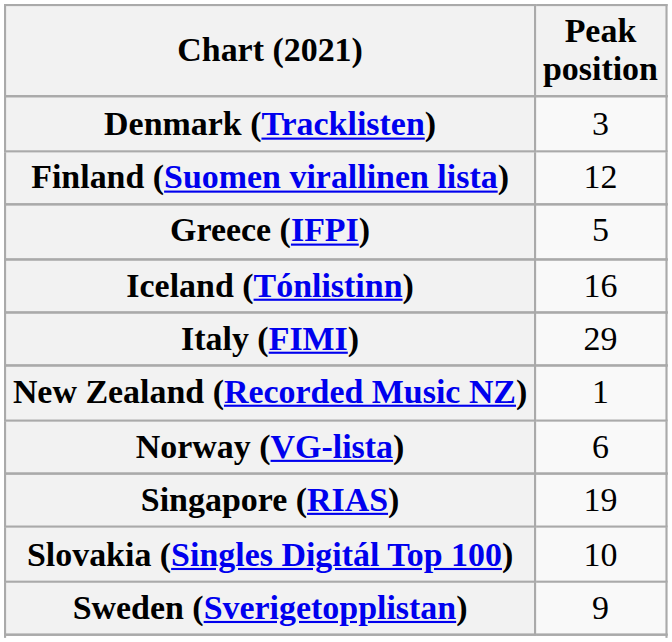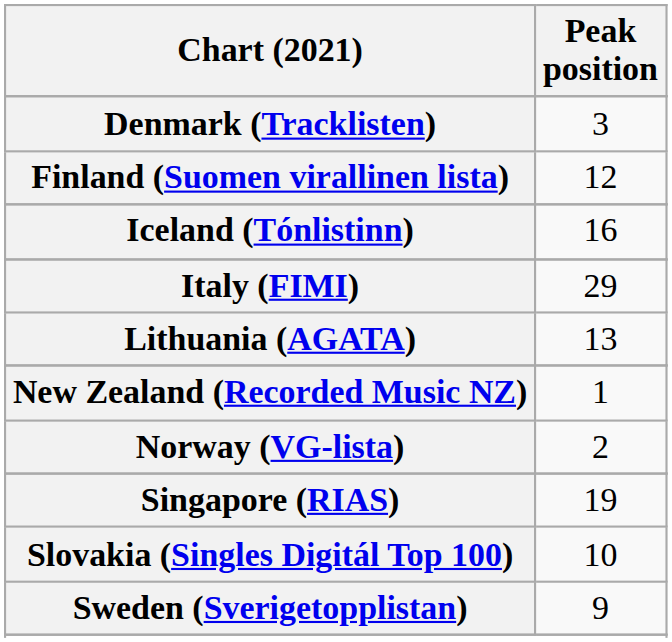- row: (270, 230)
+ row: (270, 338)
(600, 446) 6 -> (600, 446) 2
